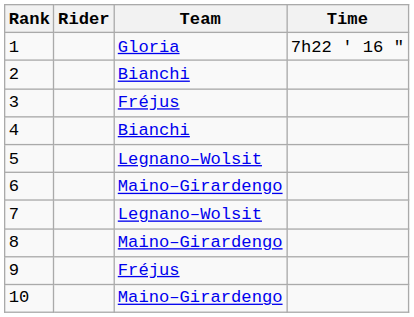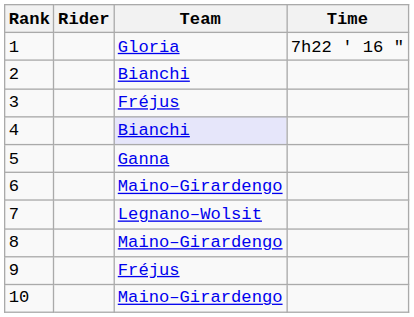(154, 131) no background -> (154, 131) lavender background
(190, 158) Legnano–Wolsit -> (144, 158) Ganna
